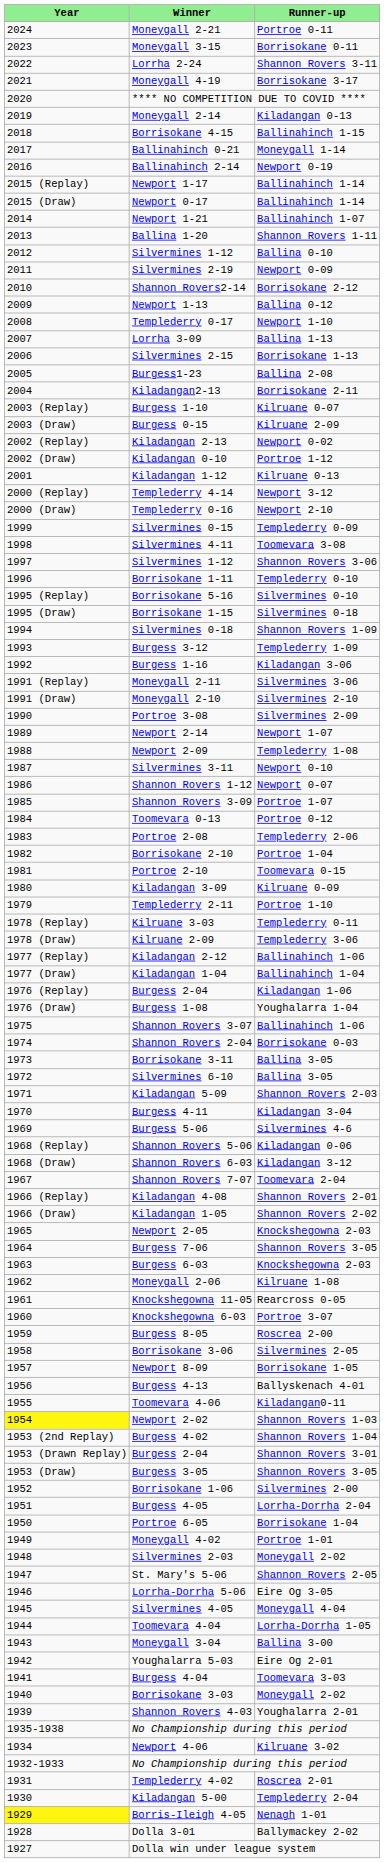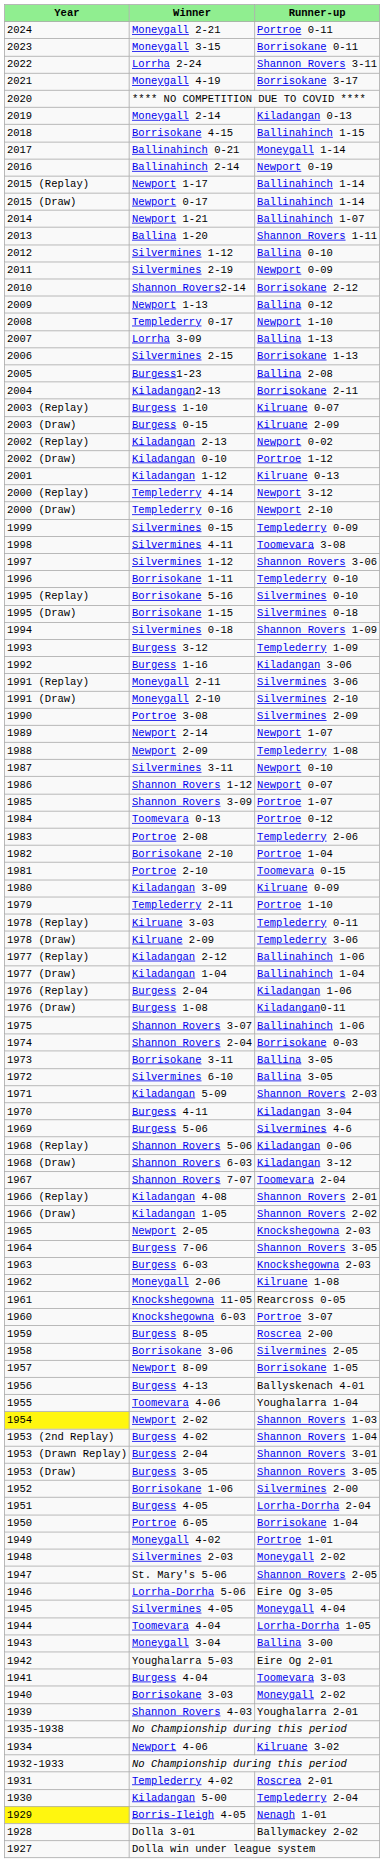(308, 1008) Youghalarra 1-04 -> (301, 1008) Kiladangan0-11
(301, 1403) Kiladangan0-11 -> (308, 1403) Youghalarra 1-04
